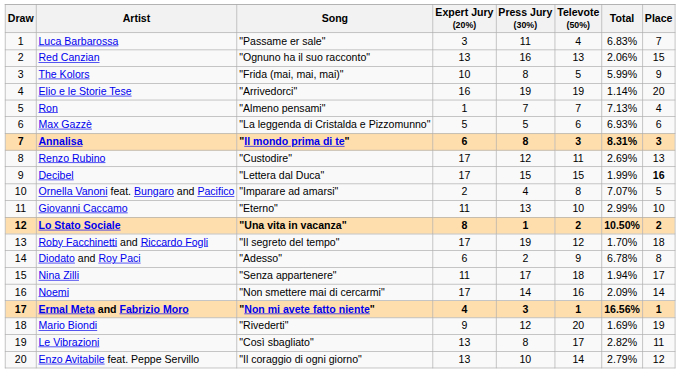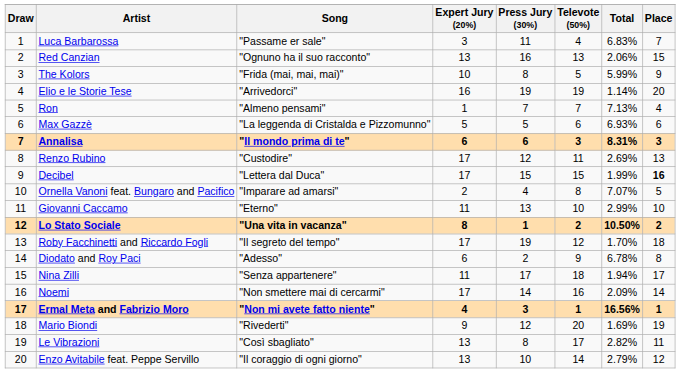(525, 141) 8 -> (525, 141) 6
